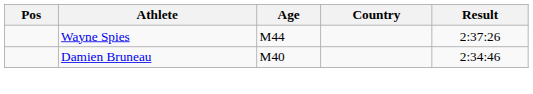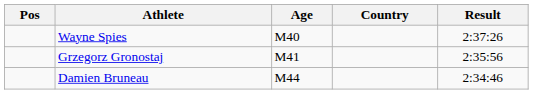(272, 36) M44 -> (287, 36) M40
+ row: (111, 57)
(272, 57) M40 -> (287, 78) M44
